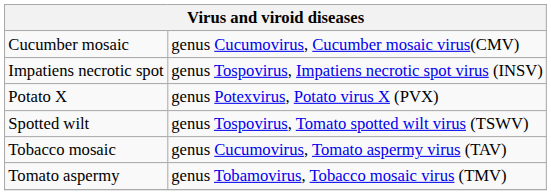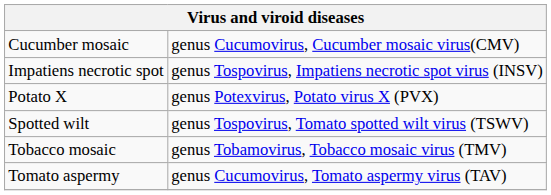(339, 149) genus Cucumovirus, Tomato aspermy virus (TAV) -> (339, 149) genus Tobamovirus, Tobacco mosaic virus (TMV)
(339, 176) genus Tobamovirus, Tobacco mosaic virus (TMV) -> (339, 176) genus Cucumovirus, Tomato aspermy virus (TAV)
